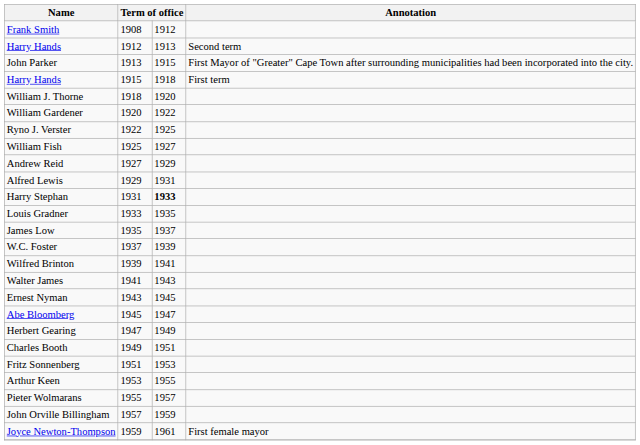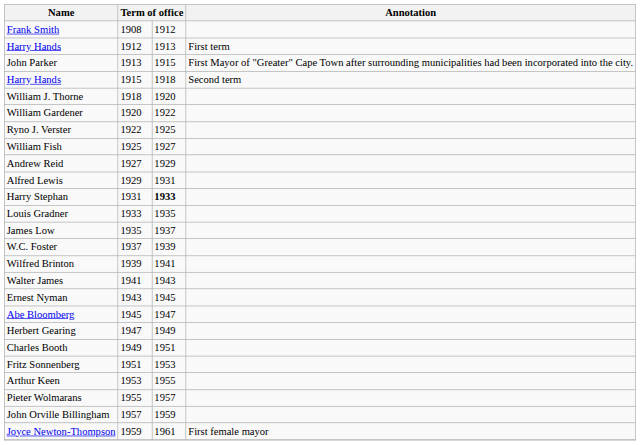(215, 46) Second term -> (209, 46) First term
(209, 79) First term -> (215, 79) Second term
